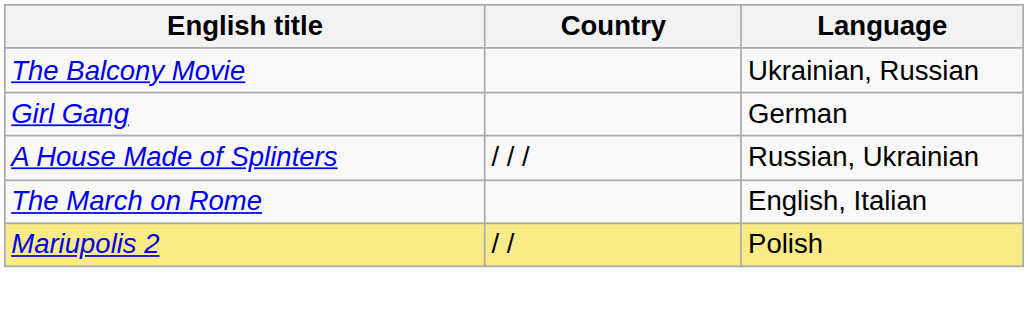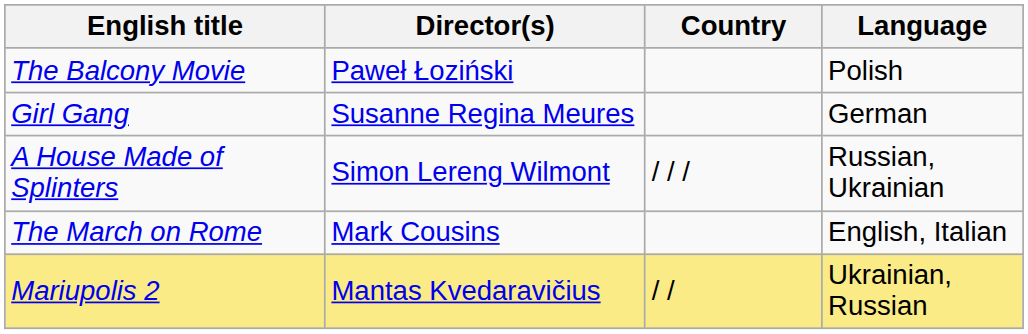+ column: (485, 26)
(864, 69) Ukrainian, Russian -> (866, 69) Polish
(786, 244) Polish -> (890, 290) Ukrainian, Russian
